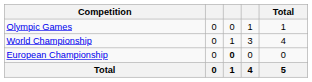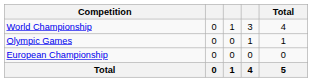rows swapped: (39, 27) <-> (49, 41)
(232, 56) bold -> (232, 56) normal
